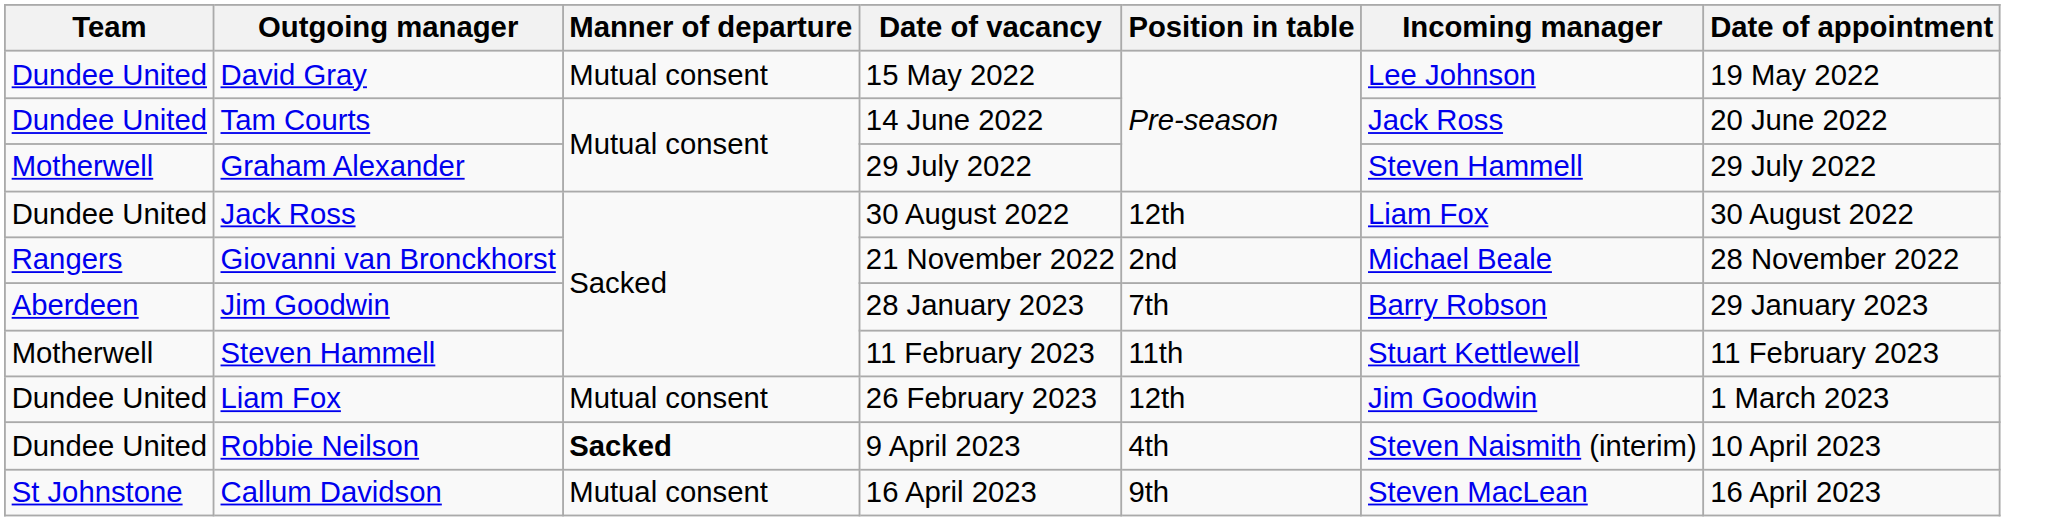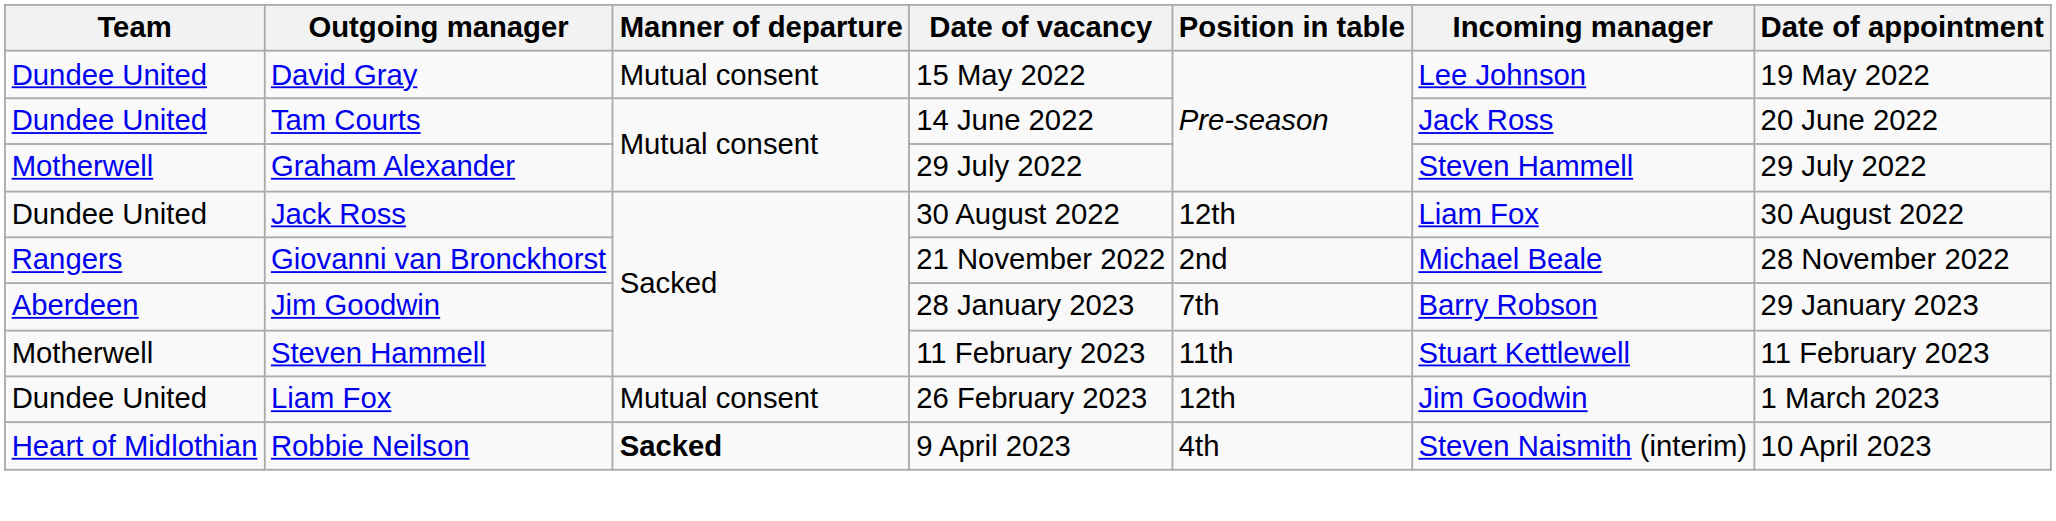(109, 445) Dundee United -> (135, 445) Heart of Midlothian
- row: (331, 492)
